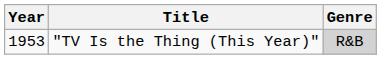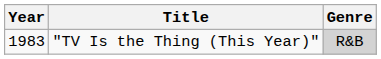(27, 42) 1953 -> (27, 42) 1983
